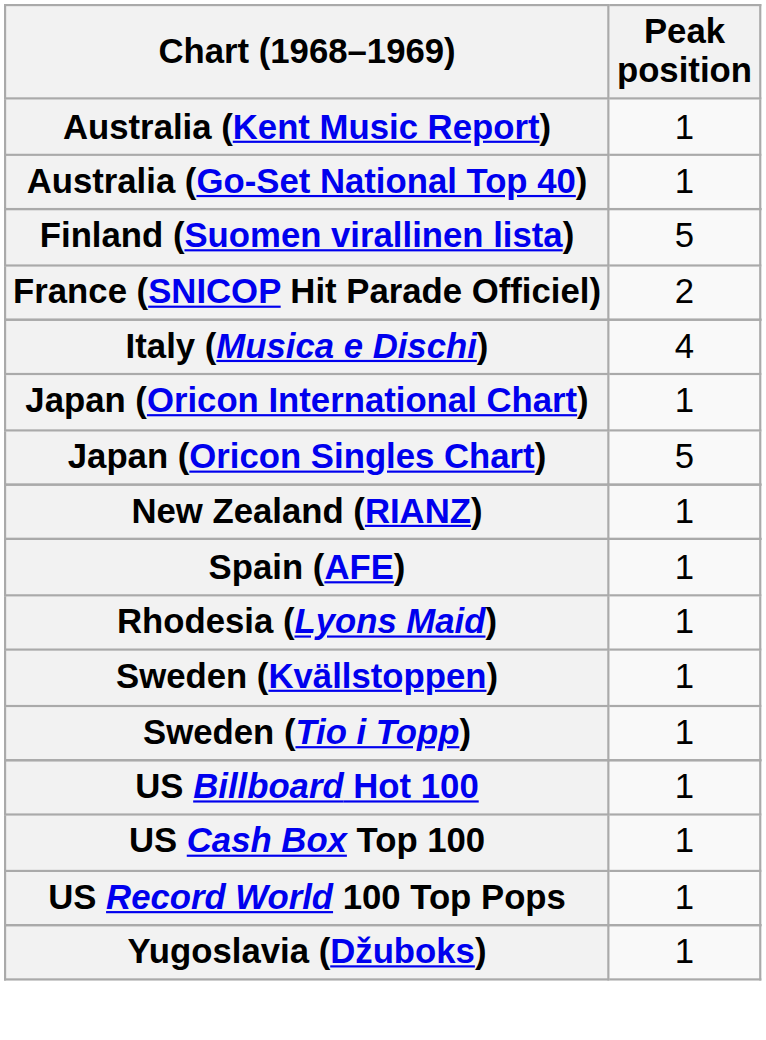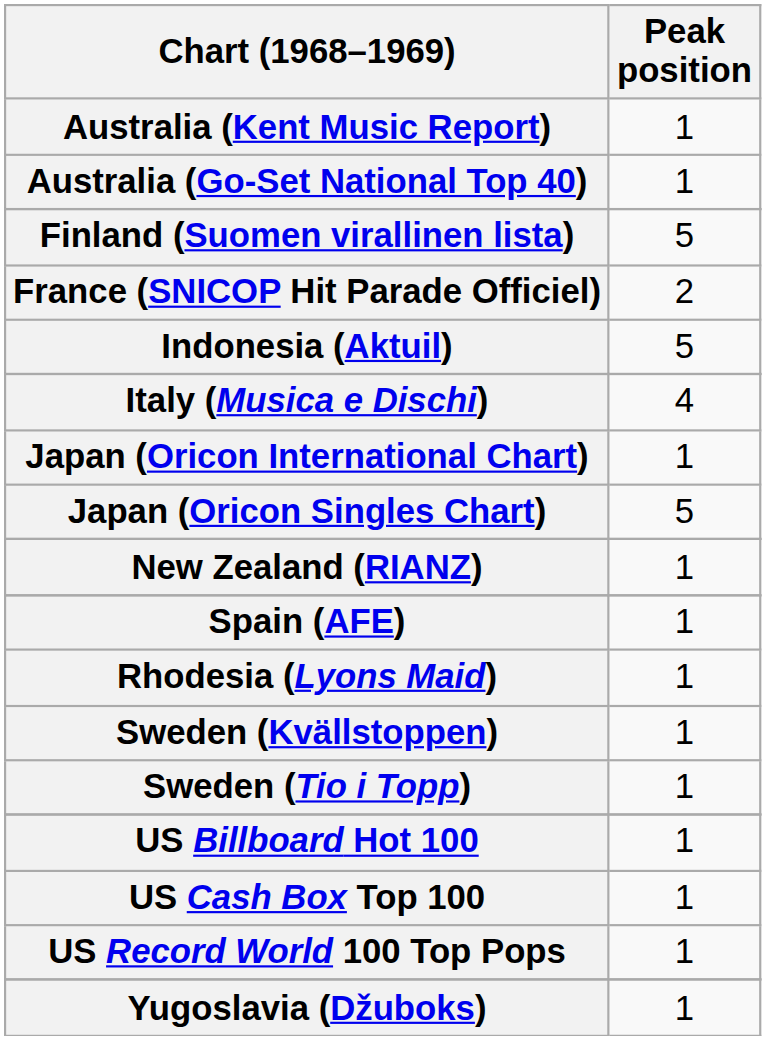+ row: (307, 346)
